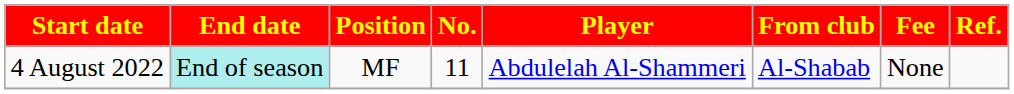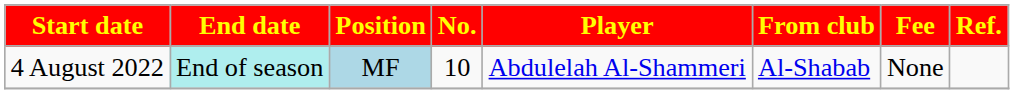(381, 66) no background -> (381, 66) lightblue background
(457, 66) 11 -> (457, 66) 10
